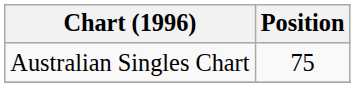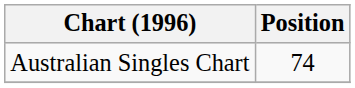(303, 62) 75 -> (303, 62) 74
